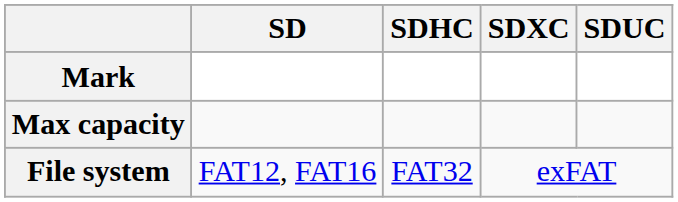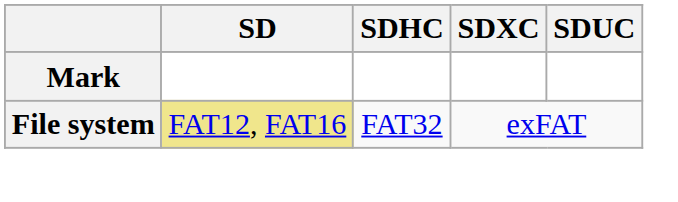- row: (98, 123)
(288, 171) no background -> (257, 123) khaki background
